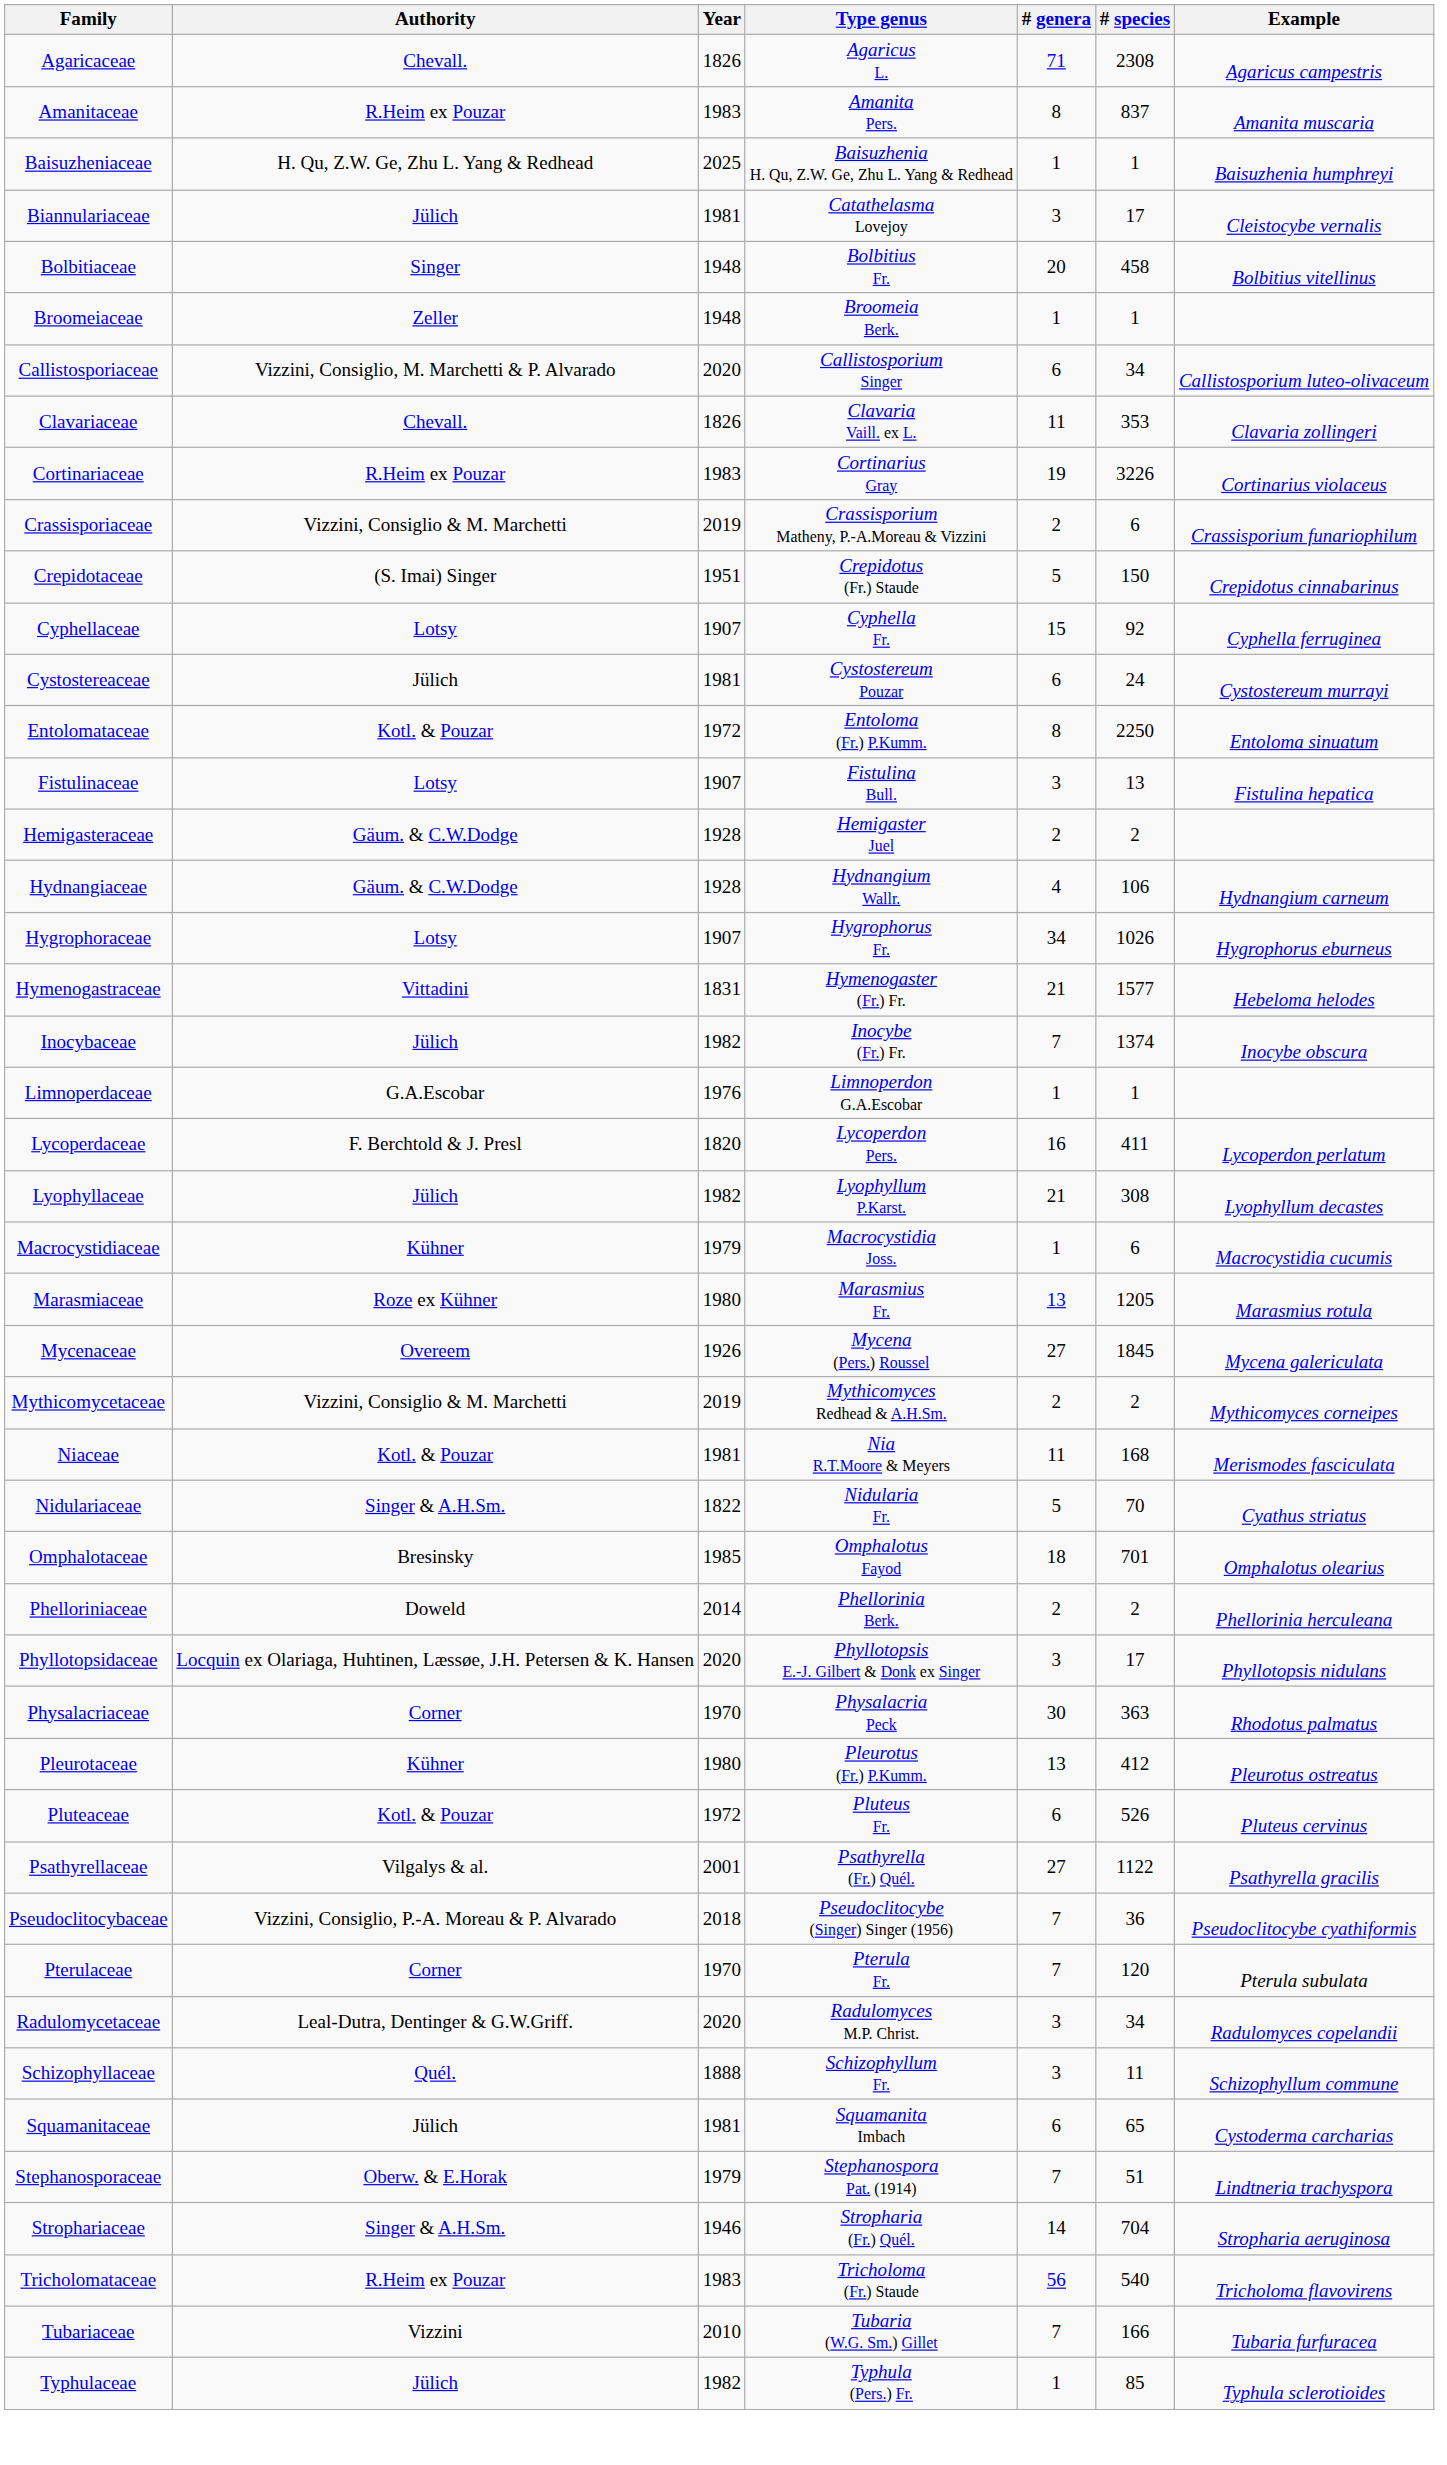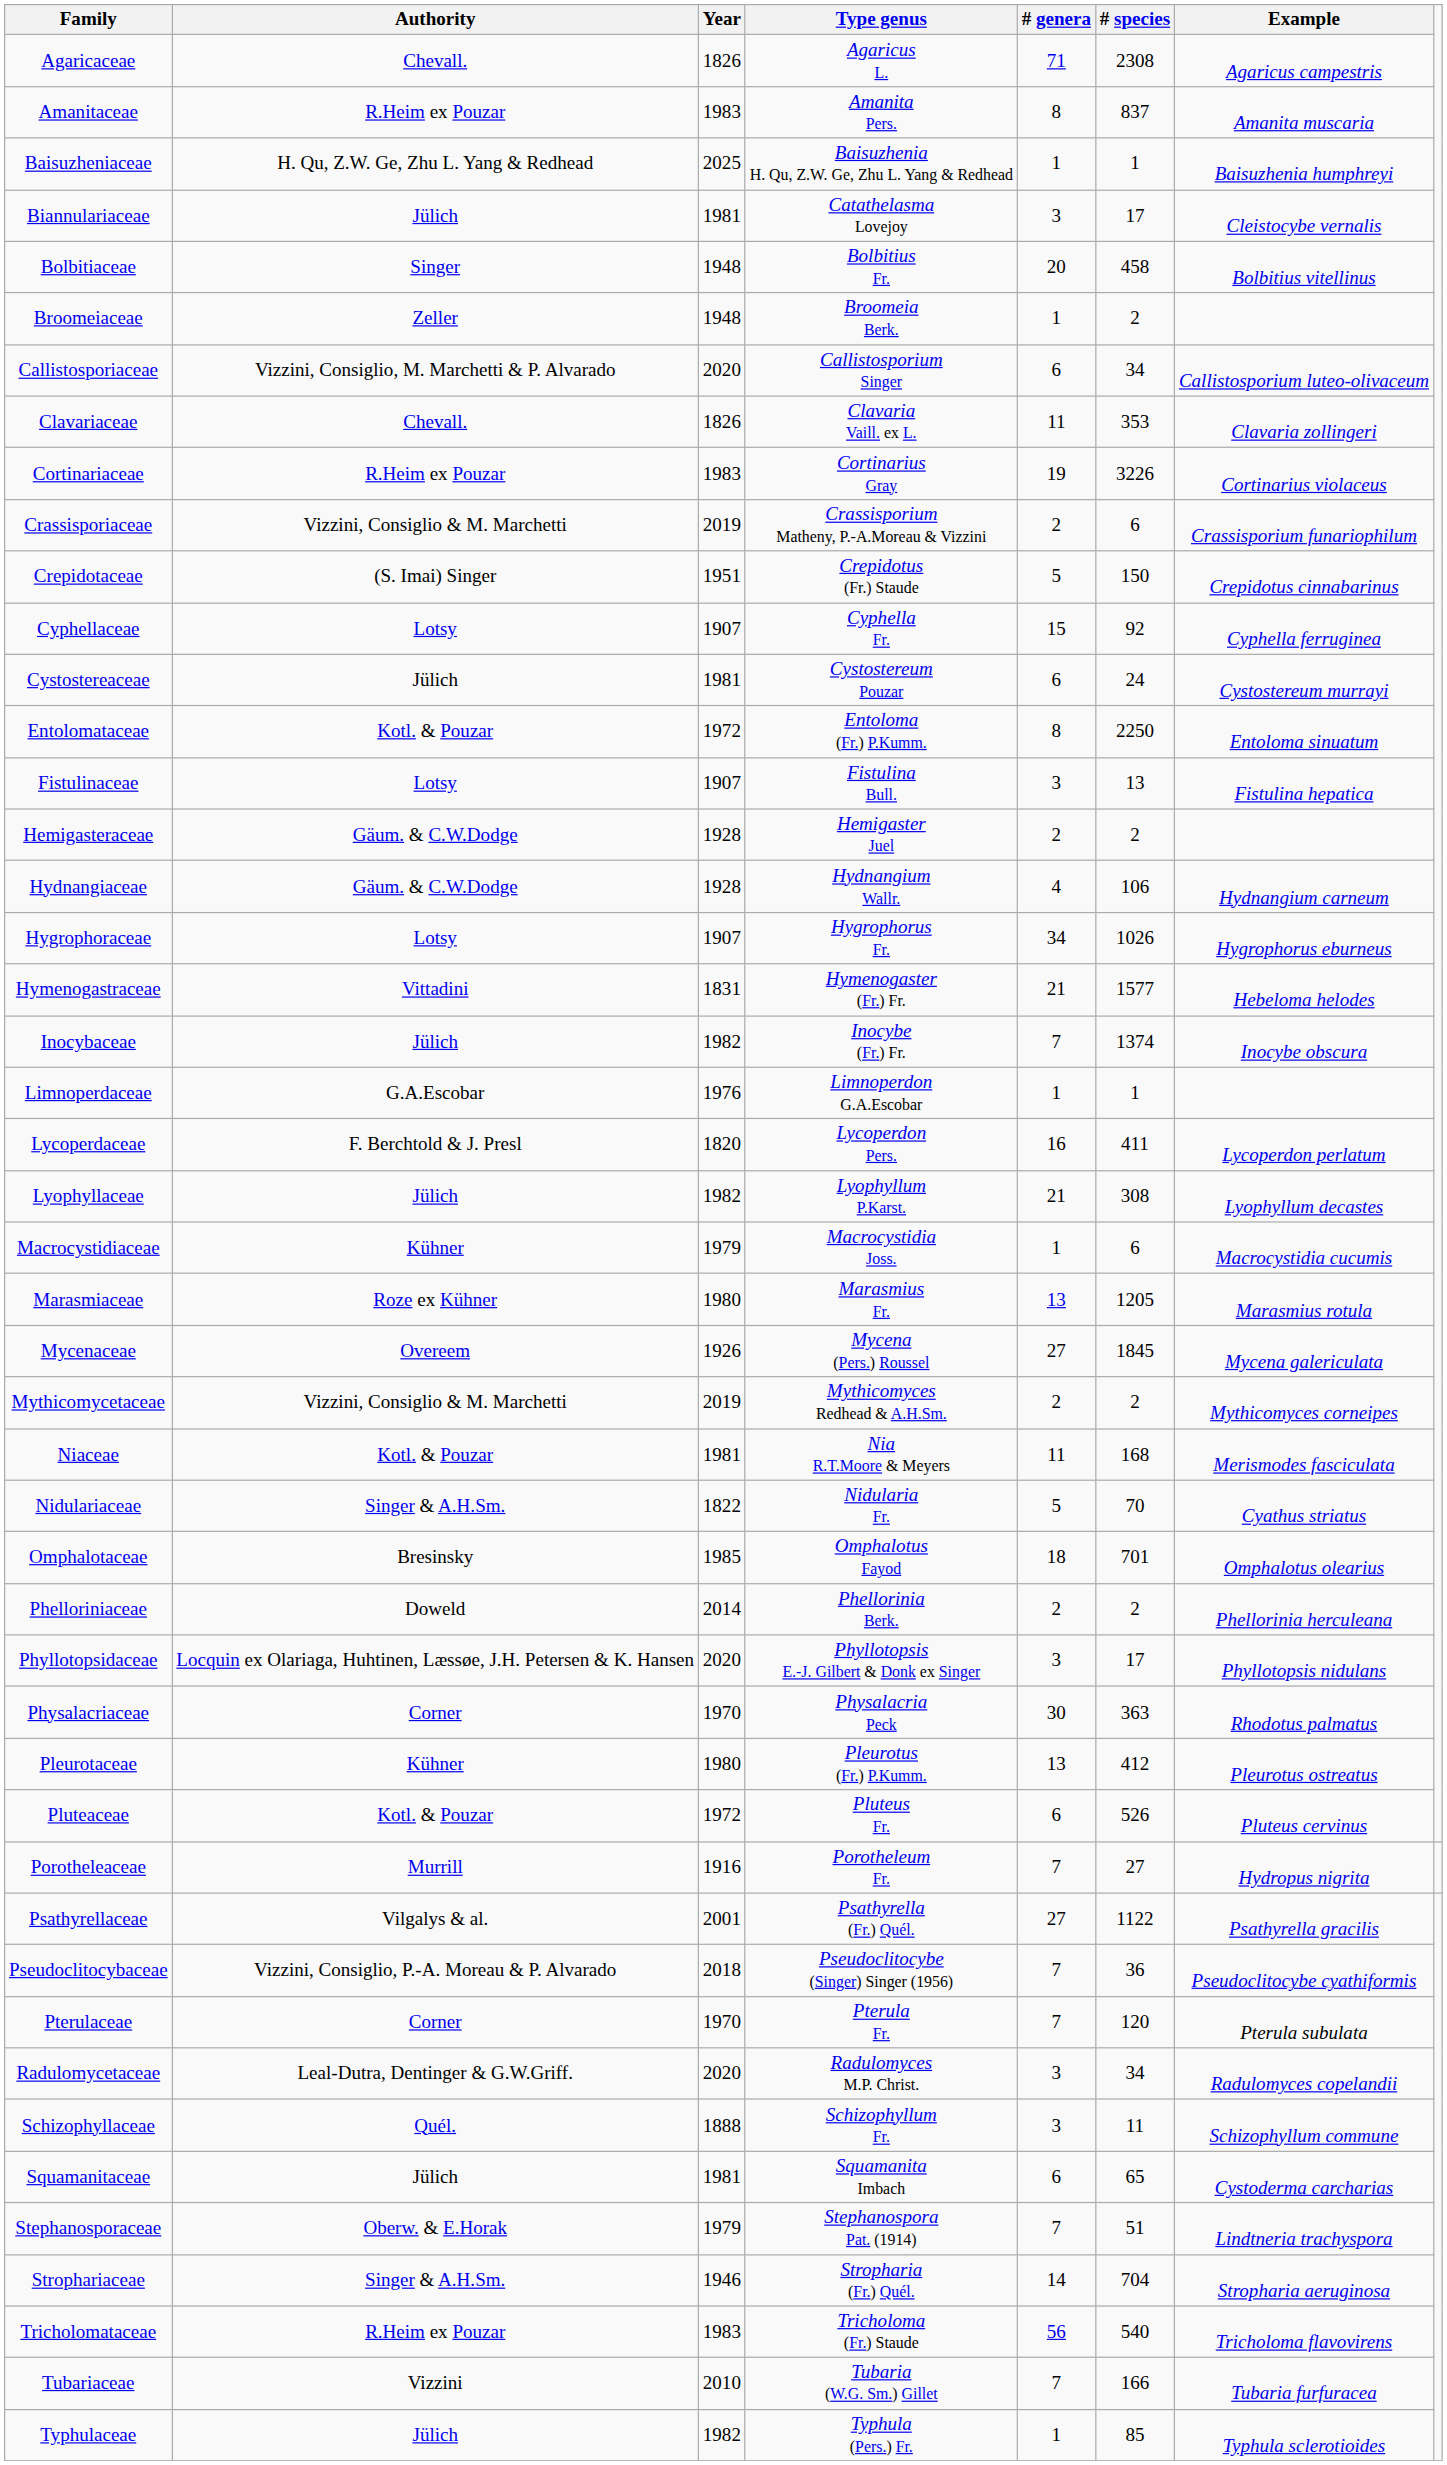(1135, 318) 1 -> (1135, 318) 2
+ row: (88, 1867)
